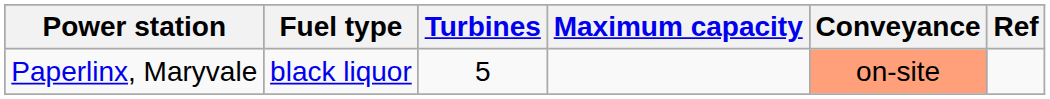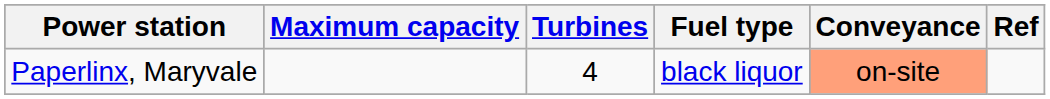columns swapped: (678, 26) <-> (341, 26)
(483, 71) 5 -> (590, 71) 4
